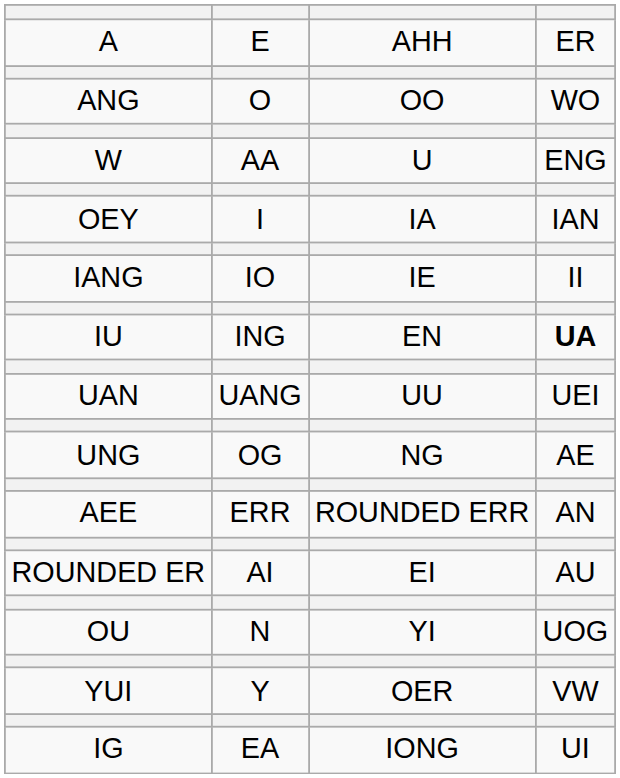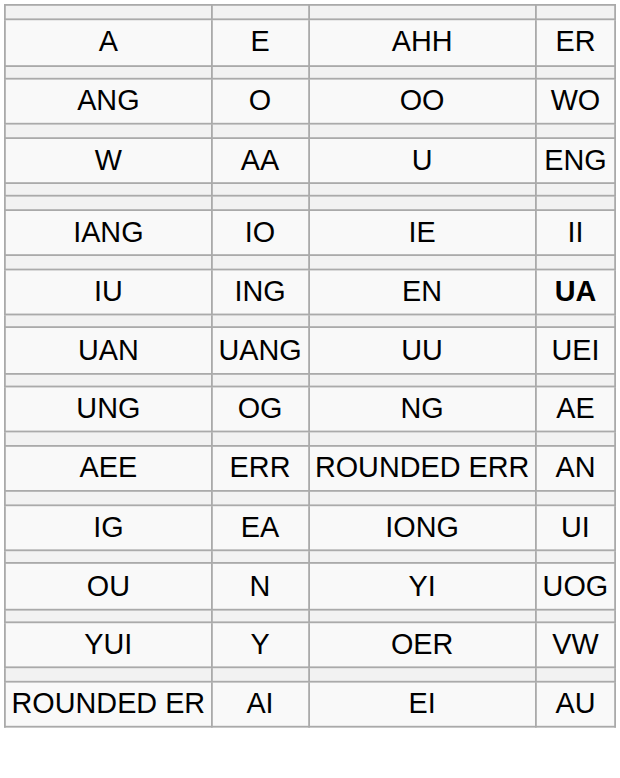- row: (108, 218)
rows swapped: (108, 572) <-> (108, 749)
